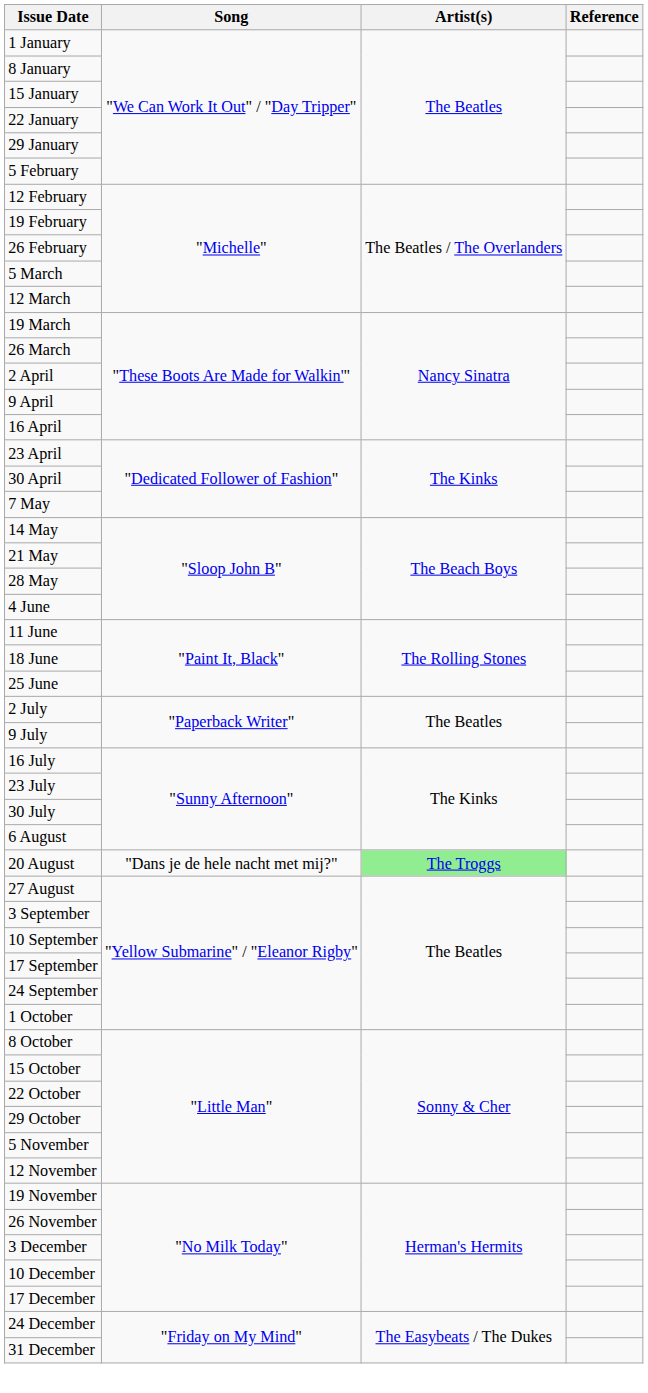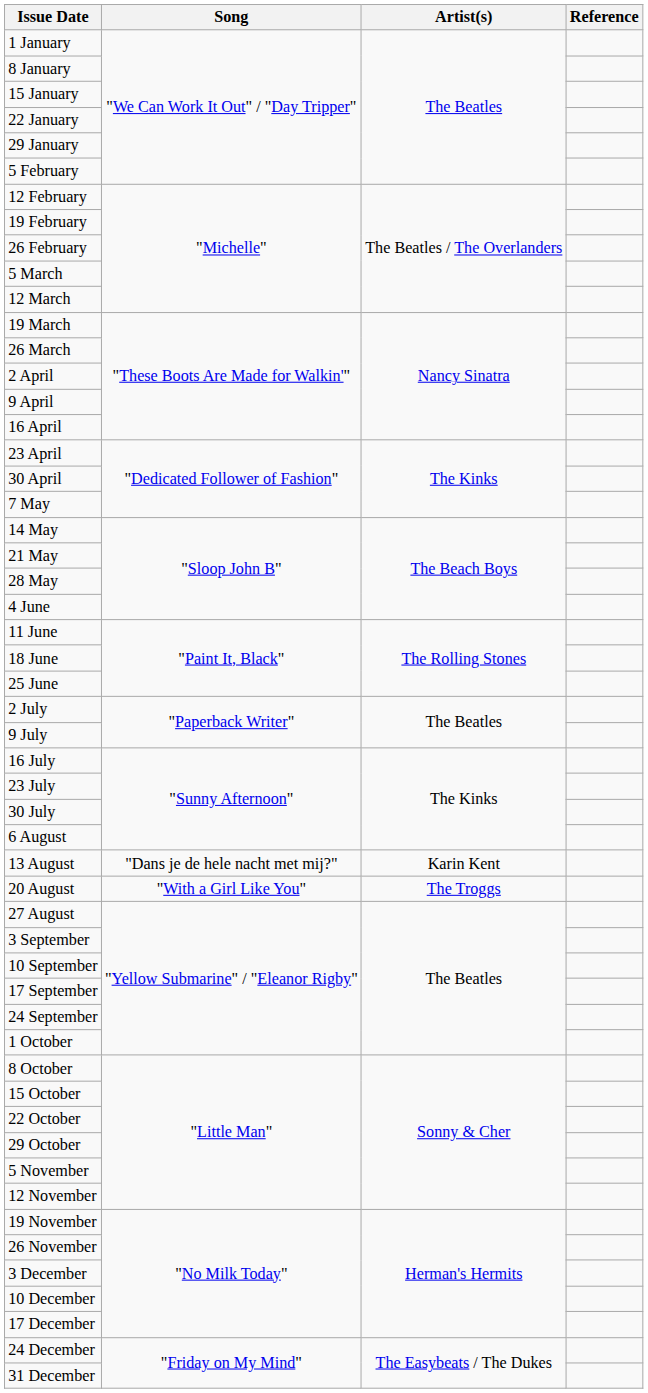+ row: (41, 863)
(231, 863) "Dans je de hele nacht met mij?" -> (231, 888) "With a Girl Like You"
(464, 863) lightgreen background -> (464, 888) no background
